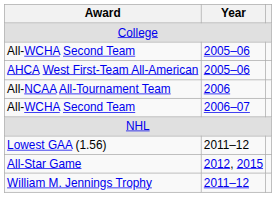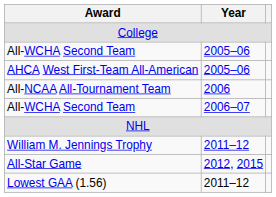rows swapped: (79, 182) <-> (57, 145)
